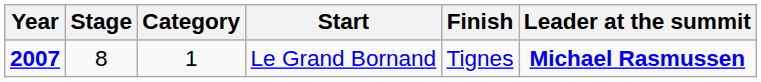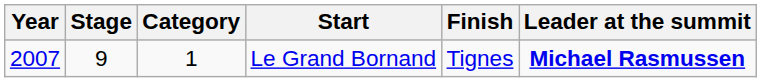(35, 58) bold -> (35, 58) normal
(101, 58) 8 -> (101, 58) 9
